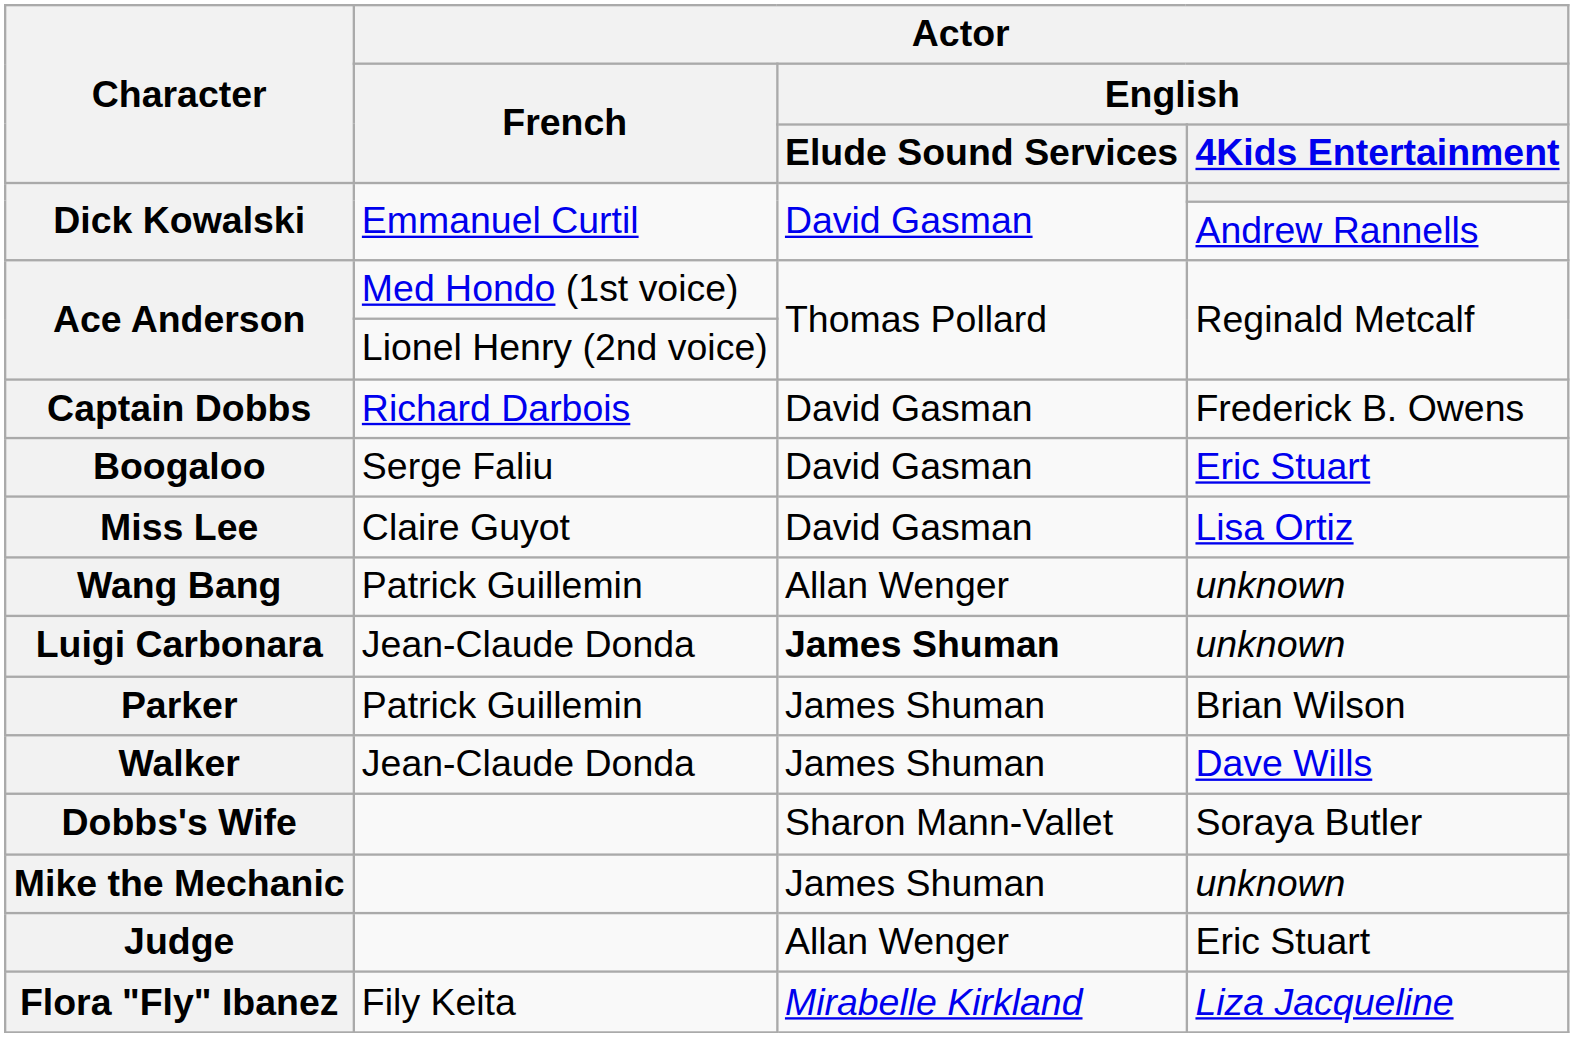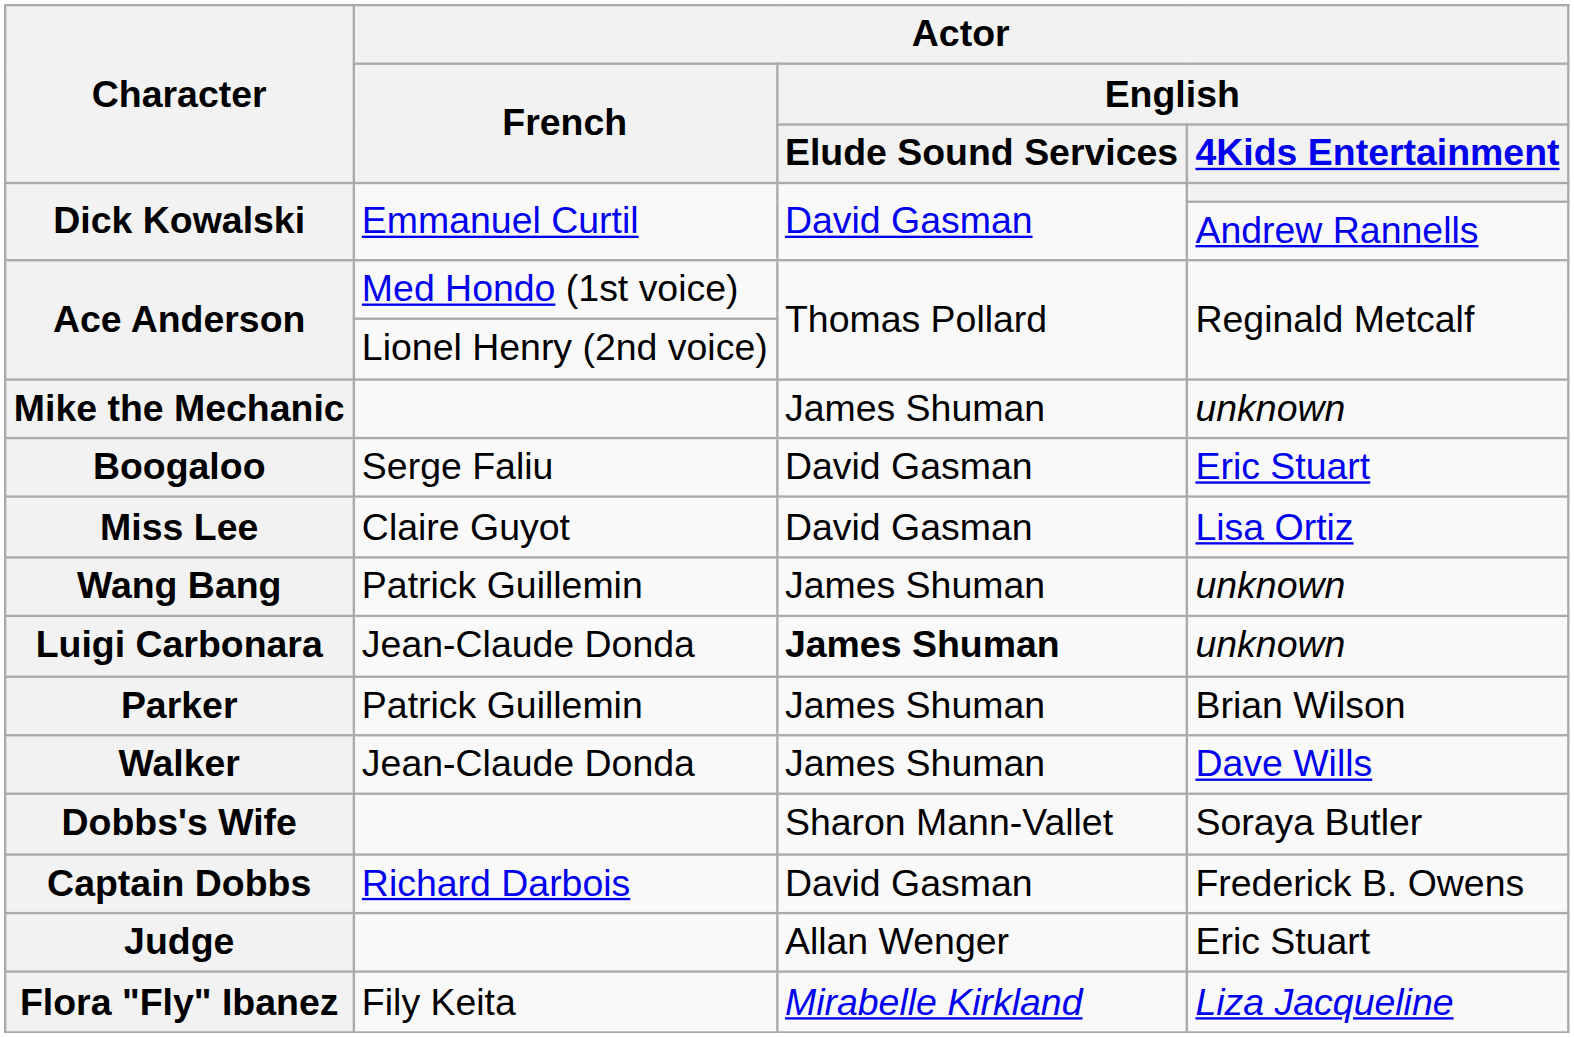rows swapped: (179, 407) <-> (179, 882)
(897, 585) Allan Wenger -> (915, 585) James Shuman
